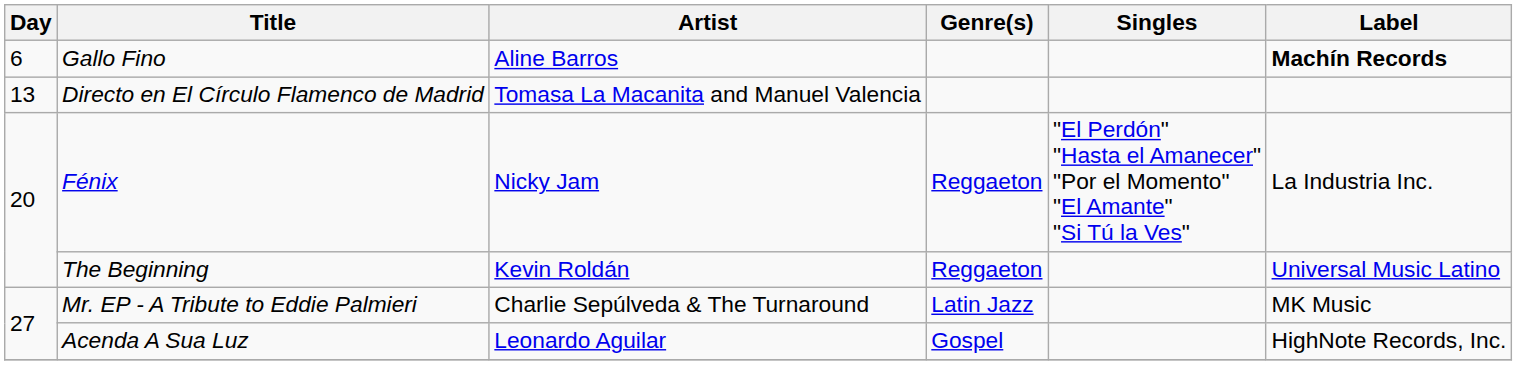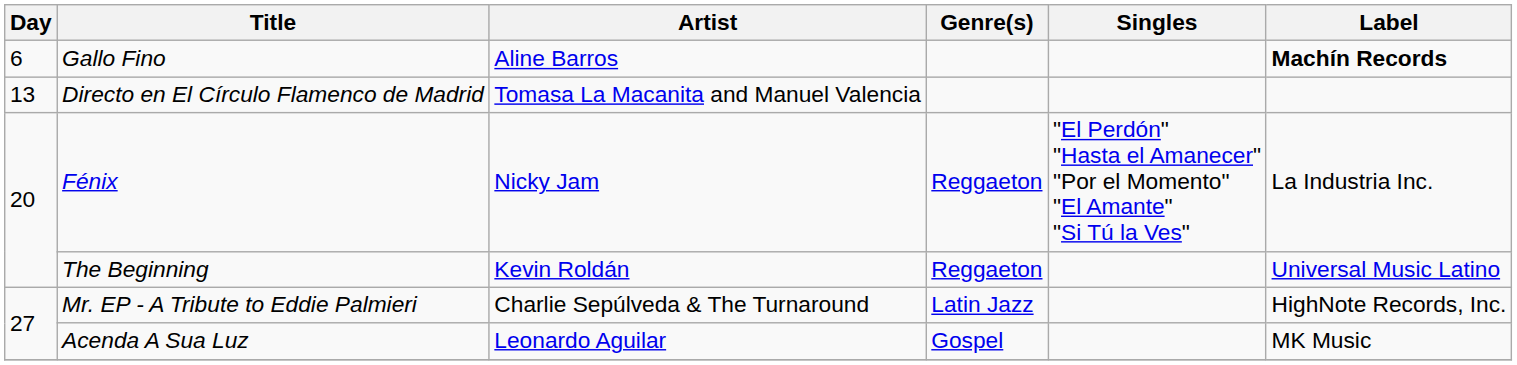(1321, 304) MK Music -> (1389, 304) HighNote Records, Inc.
(1389, 340) HighNote Records, Inc. -> (1321, 340) MK Music
